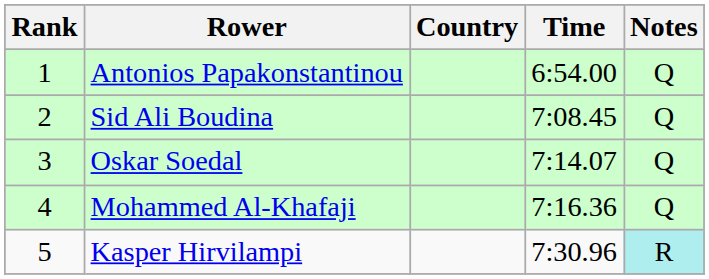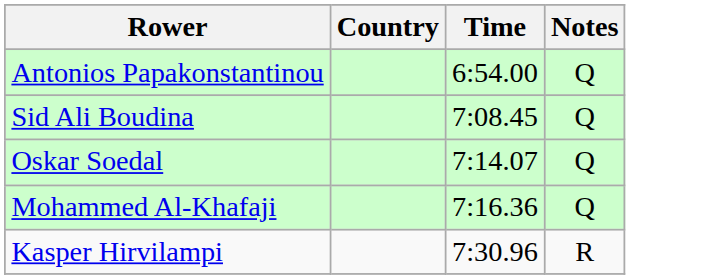- column: (44, 26)
(664, 251) paleturquoise background -> (585, 251) no background
